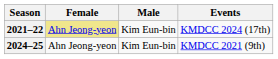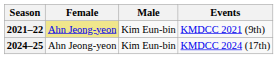(225, 29) KMDCC 2024 (17th) -> (223, 29) KMDCC 2021 (9th)
(223, 45) KMDCC 2021 (9th) -> (225, 45) KMDCC 2024 (17th)
